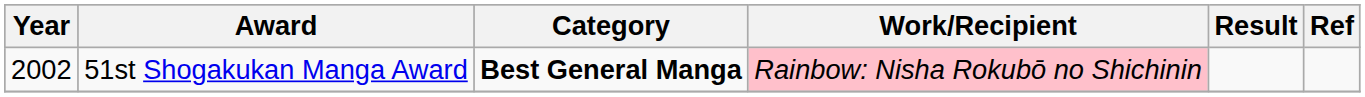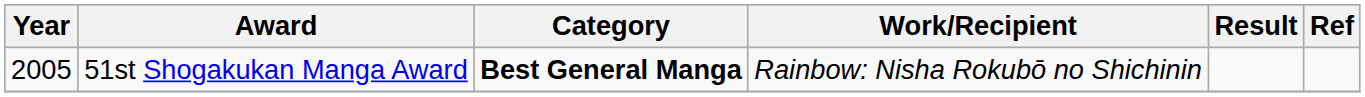(41, 69) 2002 -> (41, 69) 2005
(978, 69) pink background -> (978, 69) no background
